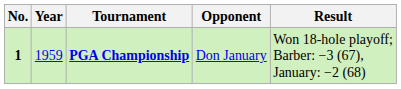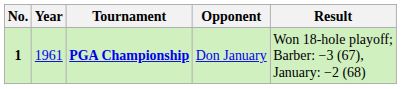(49, 55) 1959 -> (49, 55) 1961
